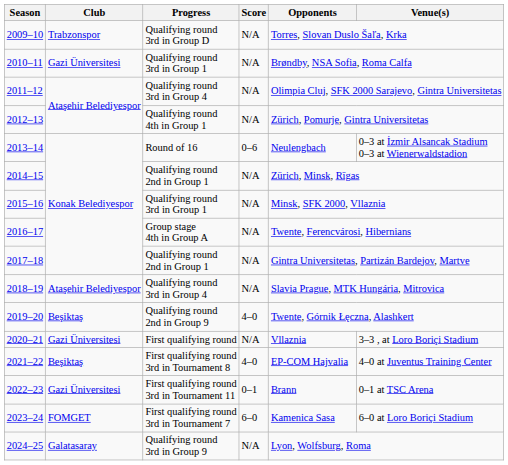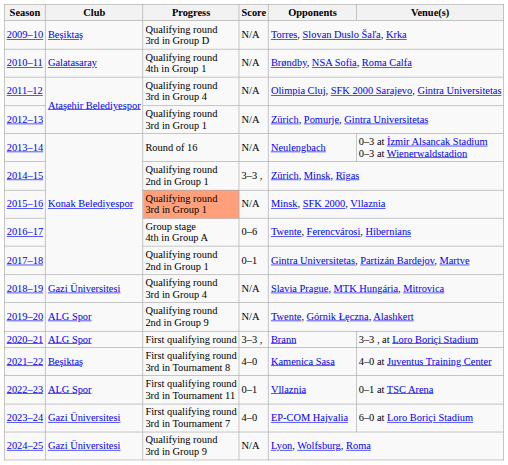(74, 35) Trabzonspor -> (66, 35) Beşiktaş
(84, 63) Gazi Üniversitesi -> (72, 63) Galatasaray
(181, 63) Qualifying round 3rd in Group 1 -> (181, 63) Qualifying round 4th in Group 1
(181, 119) Qualifying round 4th in Group 1 -> (181, 119) Qualifying round 3rd in Group 1
(249, 147) 0–6 -> (250, 147) N/A
(250, 176) N/A -> (252, 176) 3–3 ,
(181, 204) no background -> (181, 204) lightsalmon background
(250, 232) N/A -> (249, 232) 0–6
(250, 260) N/A -> (249, 260) 0–1
(94, 288) Ataşehir Belediyespor -> (84, 288) Gazi Üniversitesi
(66, 317) Beşiktaş -> (70, 317) ALG Spor
(249, 317) 4–0 -> (250, 317) N/A
(84, 339) Gazi Üniversitesi -> (70, 339) ALG Spor
(250, 339) N/A -> (252, 339) 3–3 ,
(289, 339) Vllaznia -> (284, 339) Brann
(309, 361) EP-COM Hajvalia -> (303, 361) Kamenica Sasa
(84, 389) Gazi Üniversitesi -> (70, 389) ALG Spor
(284, 389) Brann -> (289, 389) Vllaznia
(69, 418) FOMGET -> (84, 418) Gazi Üniversitesi
(249, 418) 6–0 -> (249, 418) 4–0
(303, 418) Kamenica Sasa -> (309, 418) EP-COM Hajvalia
(72, 446) Galatasaray -> (84, 446) Gazi Üniversitesi
